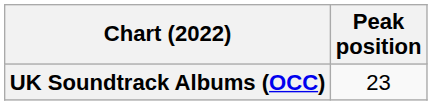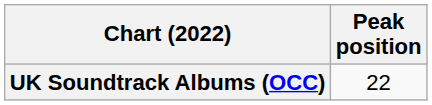(379, 81) 23 -> (379, 81) 22
